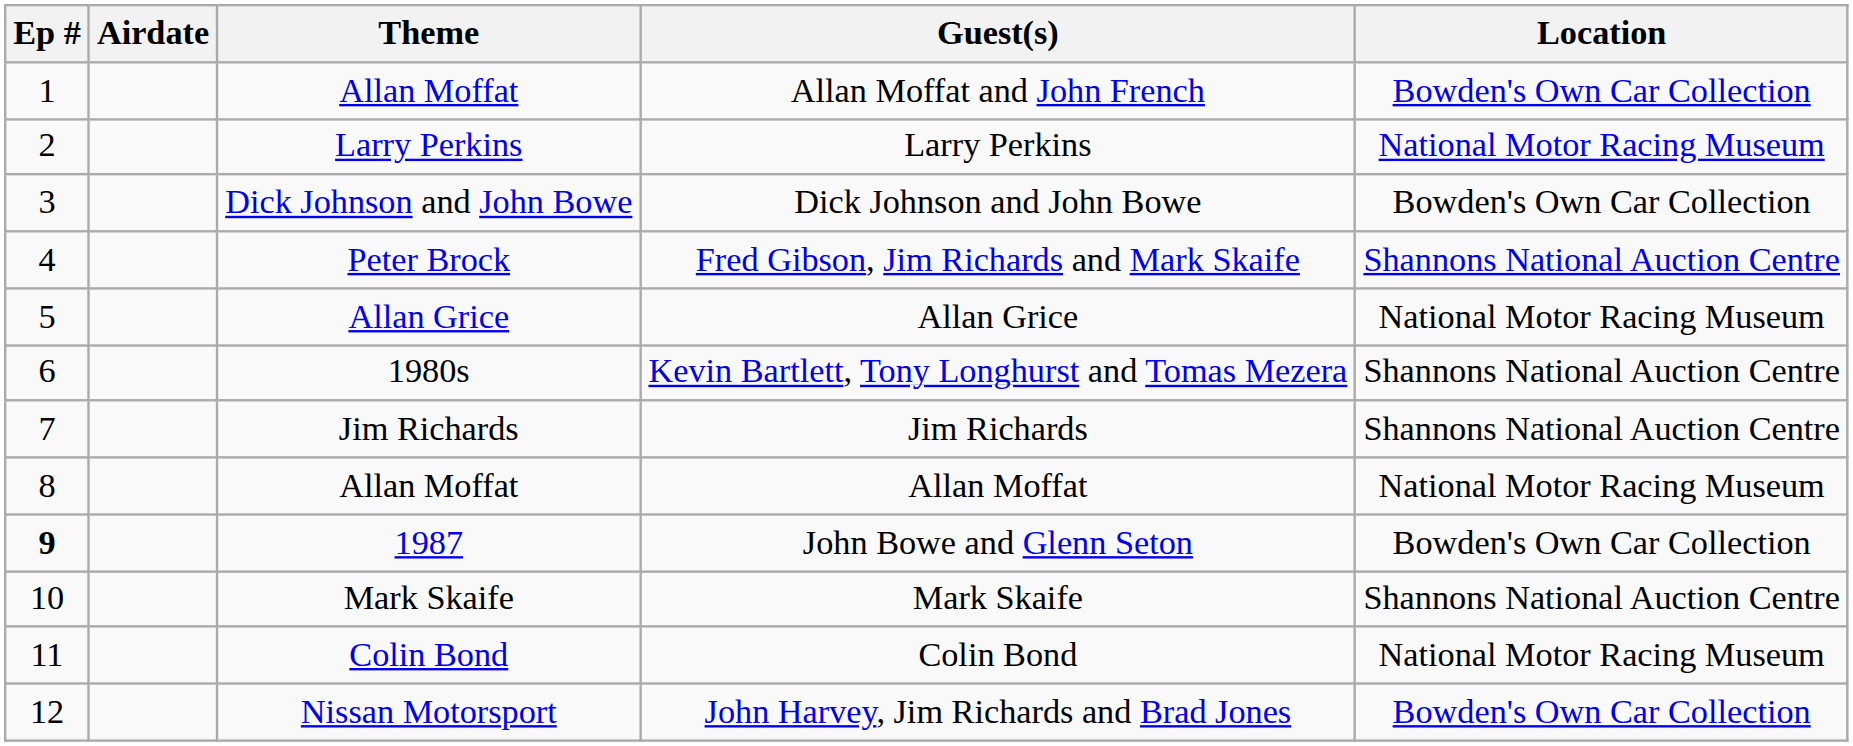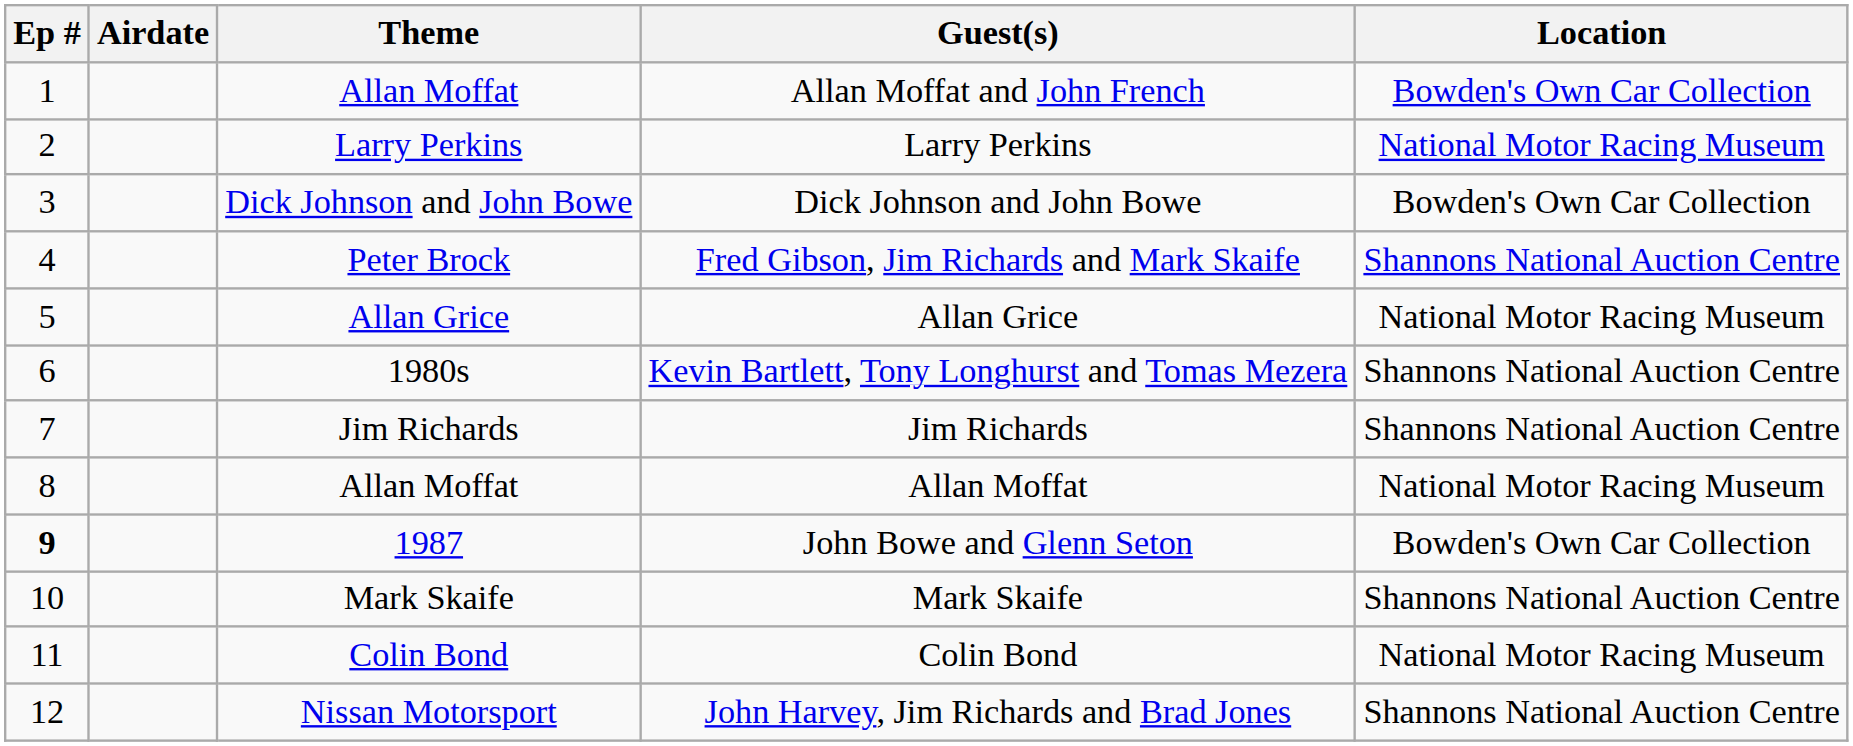(1602, 711) Bowden's Own Car Collection -> (1602, 711) Shannons National Auction Centre
